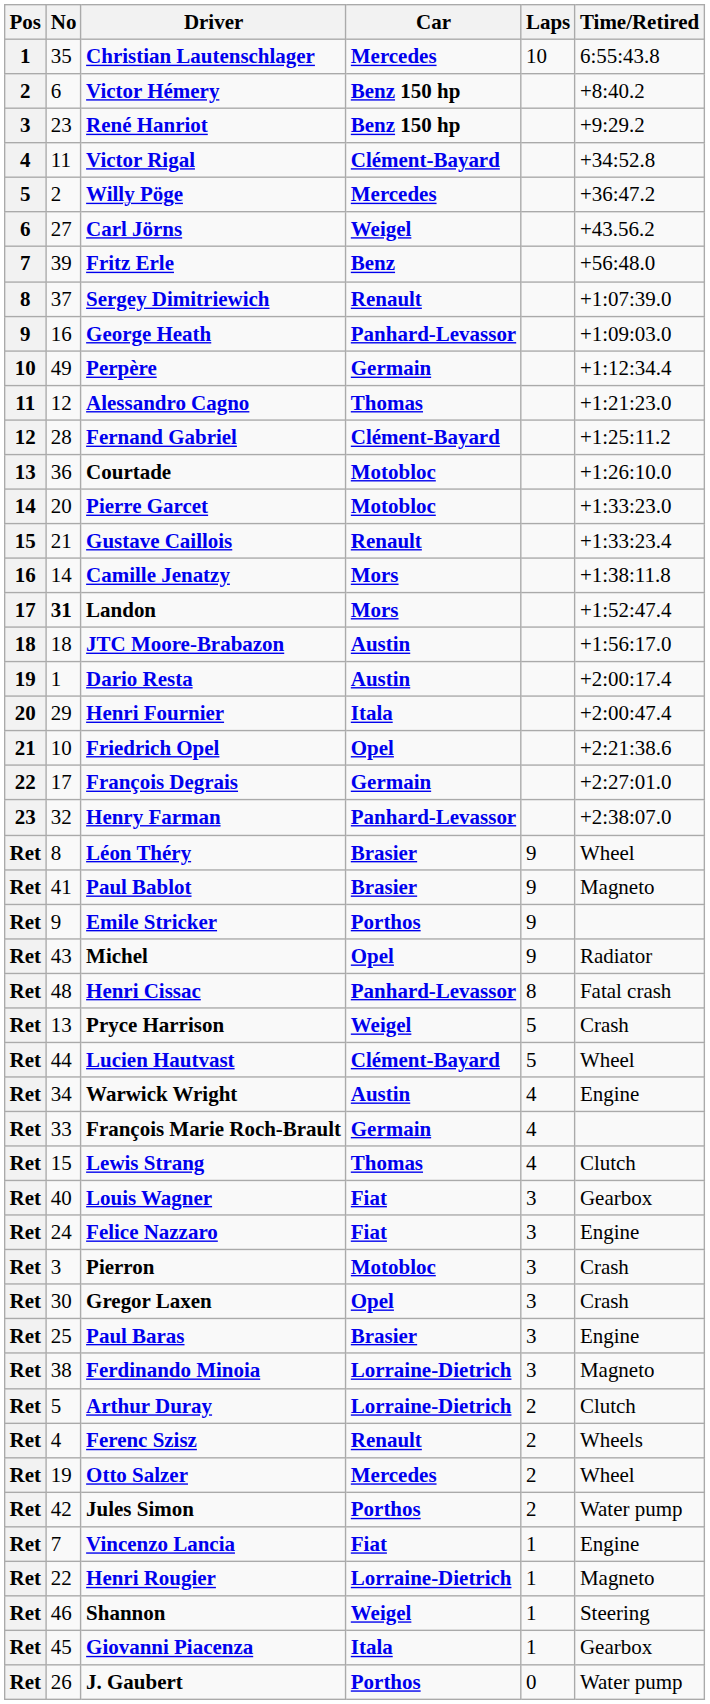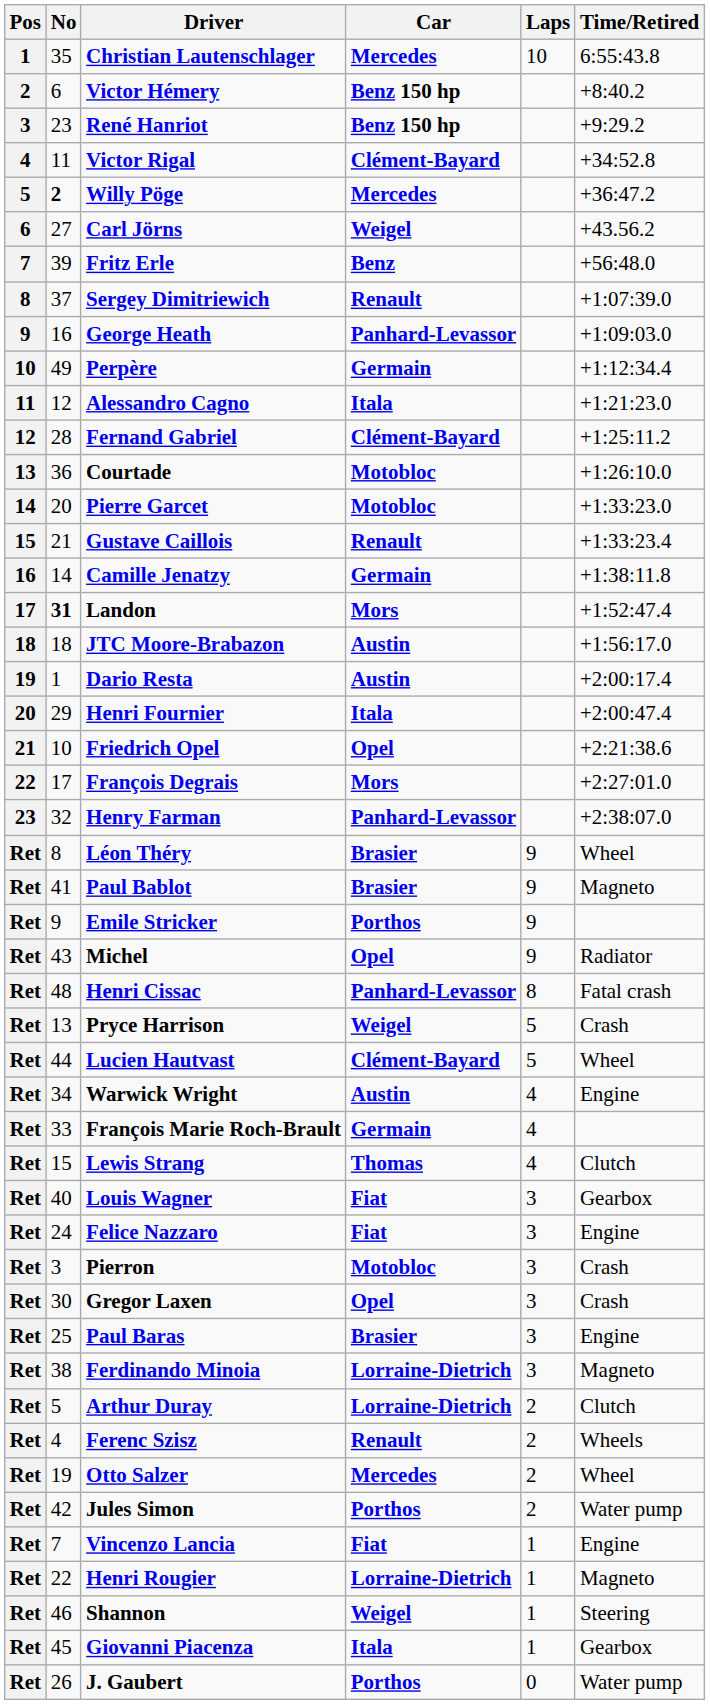(56, 194) normal -> (56, 194) bold
(387, 402) Thomas -> (372, 402) Itala
(375, 575) Mors -> (391, 575) Germain
(391, 782) Germain -> (375, 782) Mors
